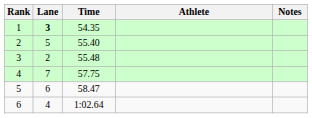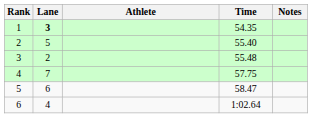columns swapped: (194, 12) <-> (89, 12)
